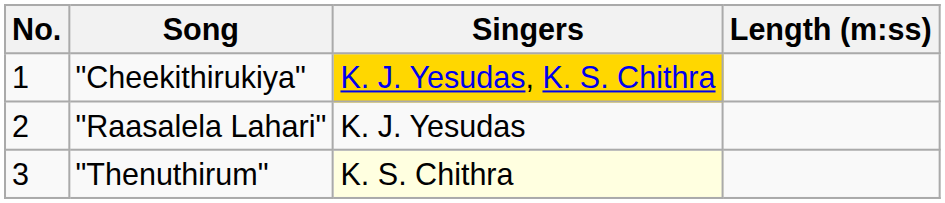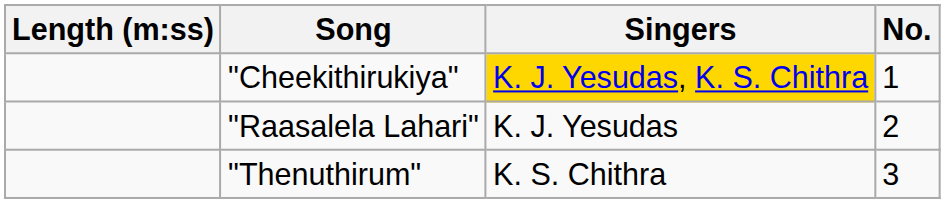columns swapped: (37, 29) <-> (831, 29)
(427, 174) lightyellow background -> (580, 174) no background
